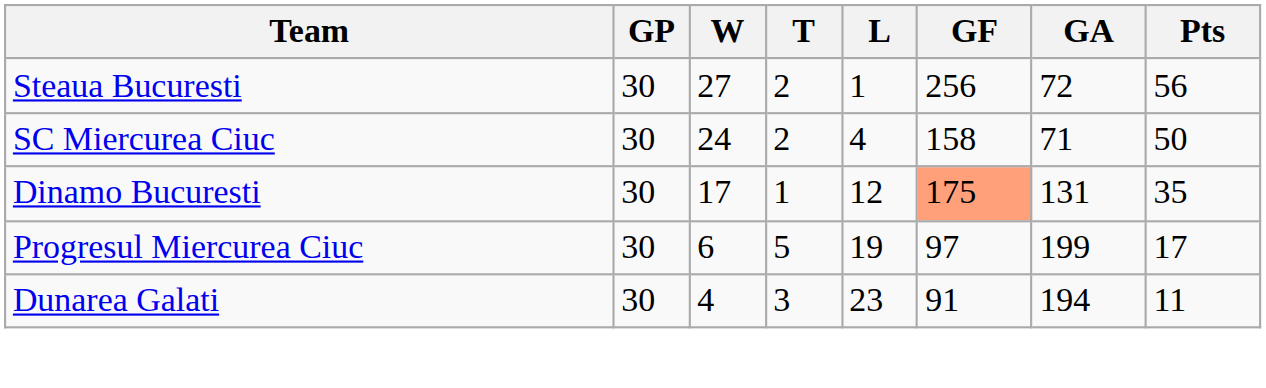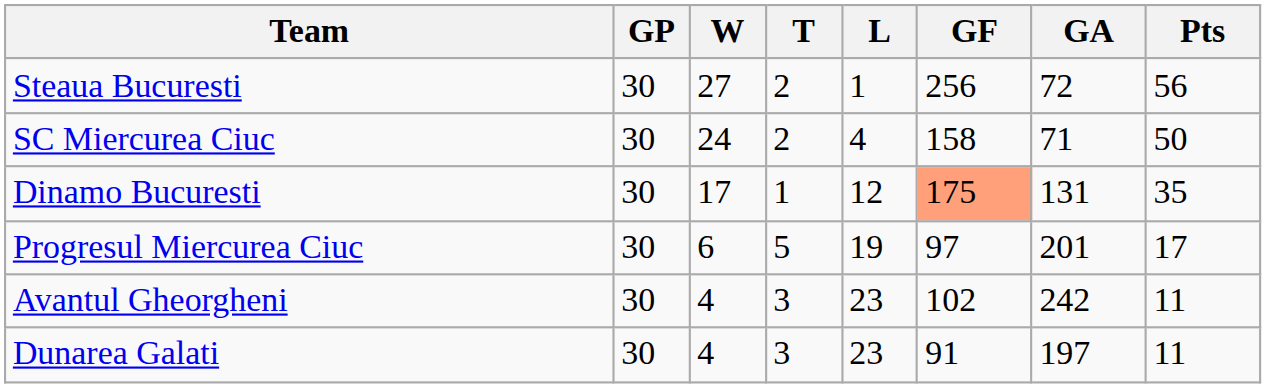(1065, 246) 199 -> (1065, 246) 201
+ row: (150, 300)
(1065, 300) 194 -> (1065, 354) 197
